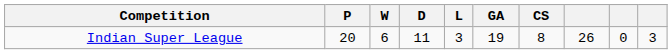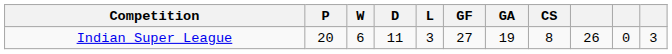+ column: (465, 16)
